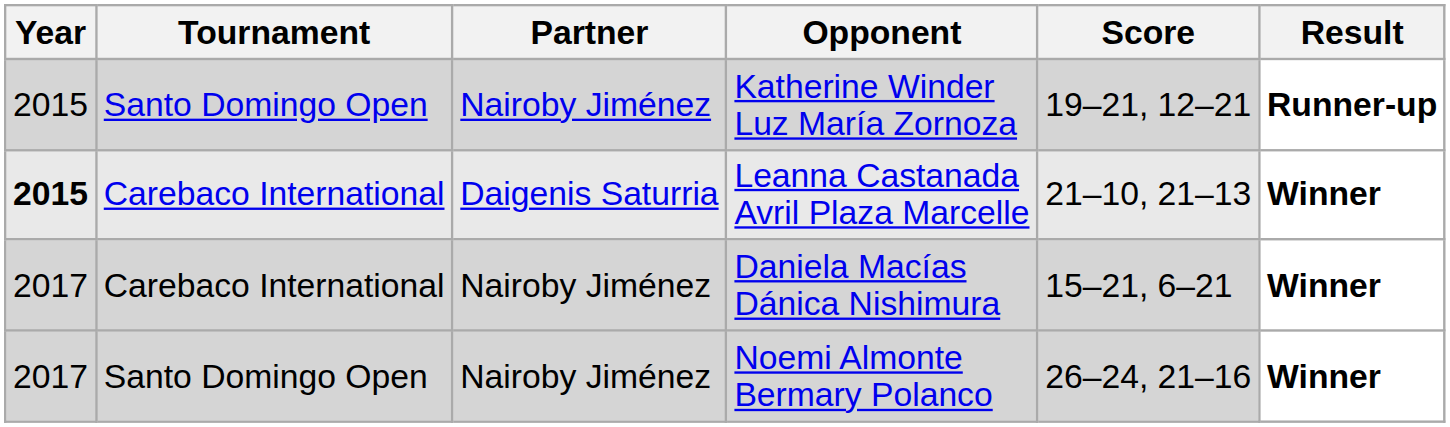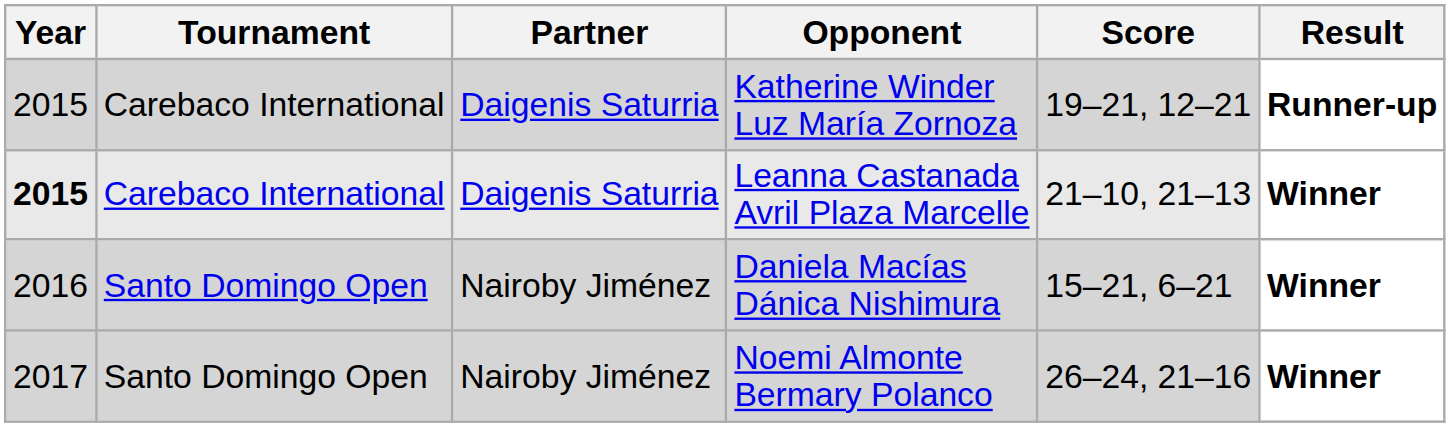(266, 104) Santo Domingo Open -> (274, 104) Carebaco International
(586, 104) Nairoby Jiménez -> (589, 104) Daigenis Saturria
(51, 285) 2017 -> (51, 285) 2016
(274, 285) Carebaco International -> (266, 285) Santo Domingo Open
